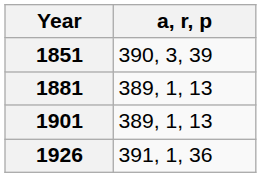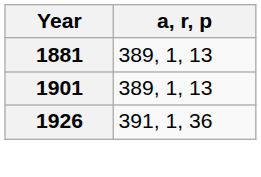- row: (59, 54)
